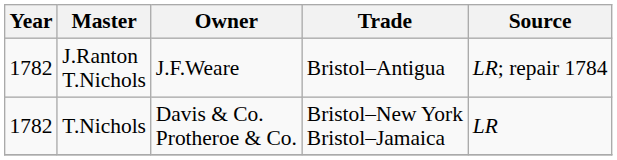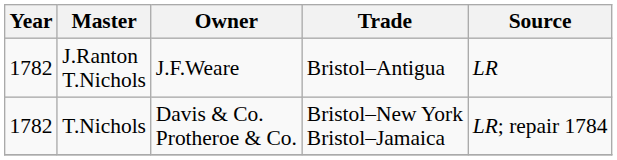(540, 67) LR; repair 1784 -> (485, 67) LR
(485, 125) LR -> (540, 125) LR; repair 1784
